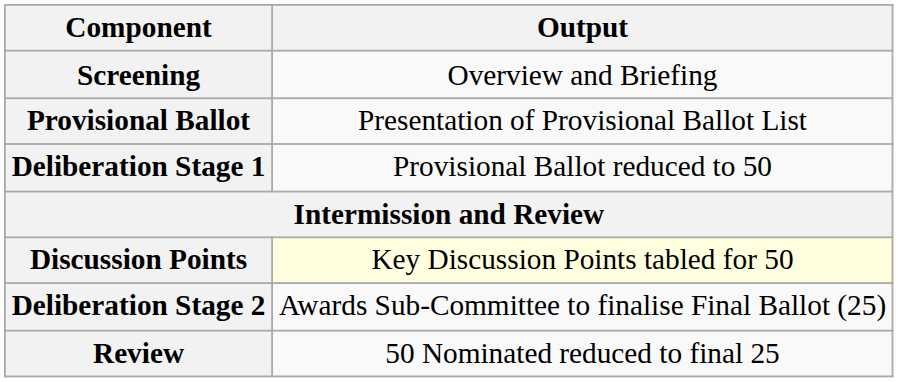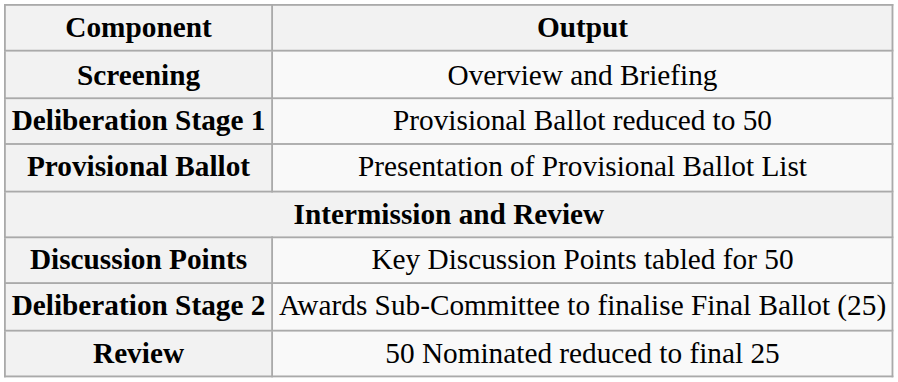rows swapped: (139, 120) <-> (139, 167)
(583, 259) lightyellow background -> (583, 259) no background
